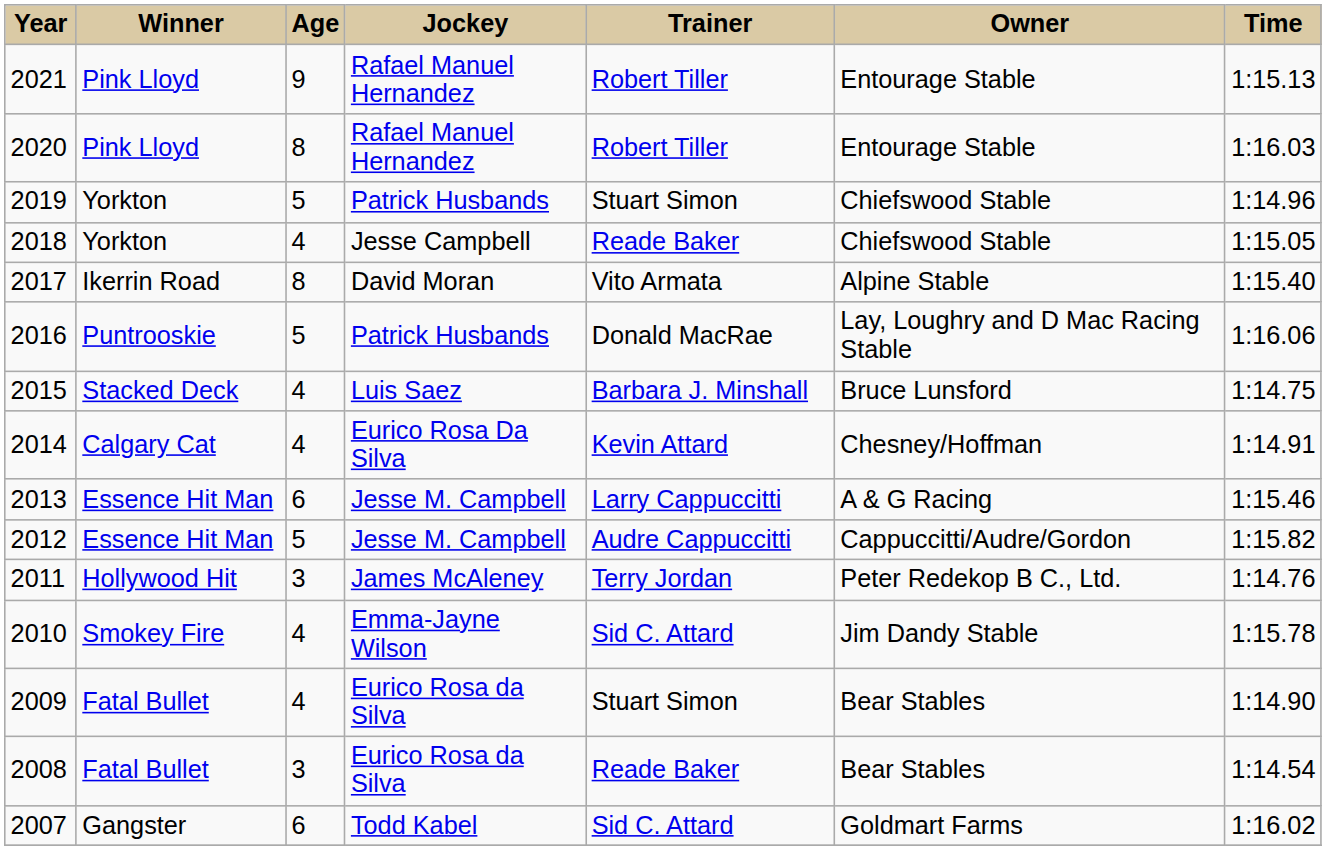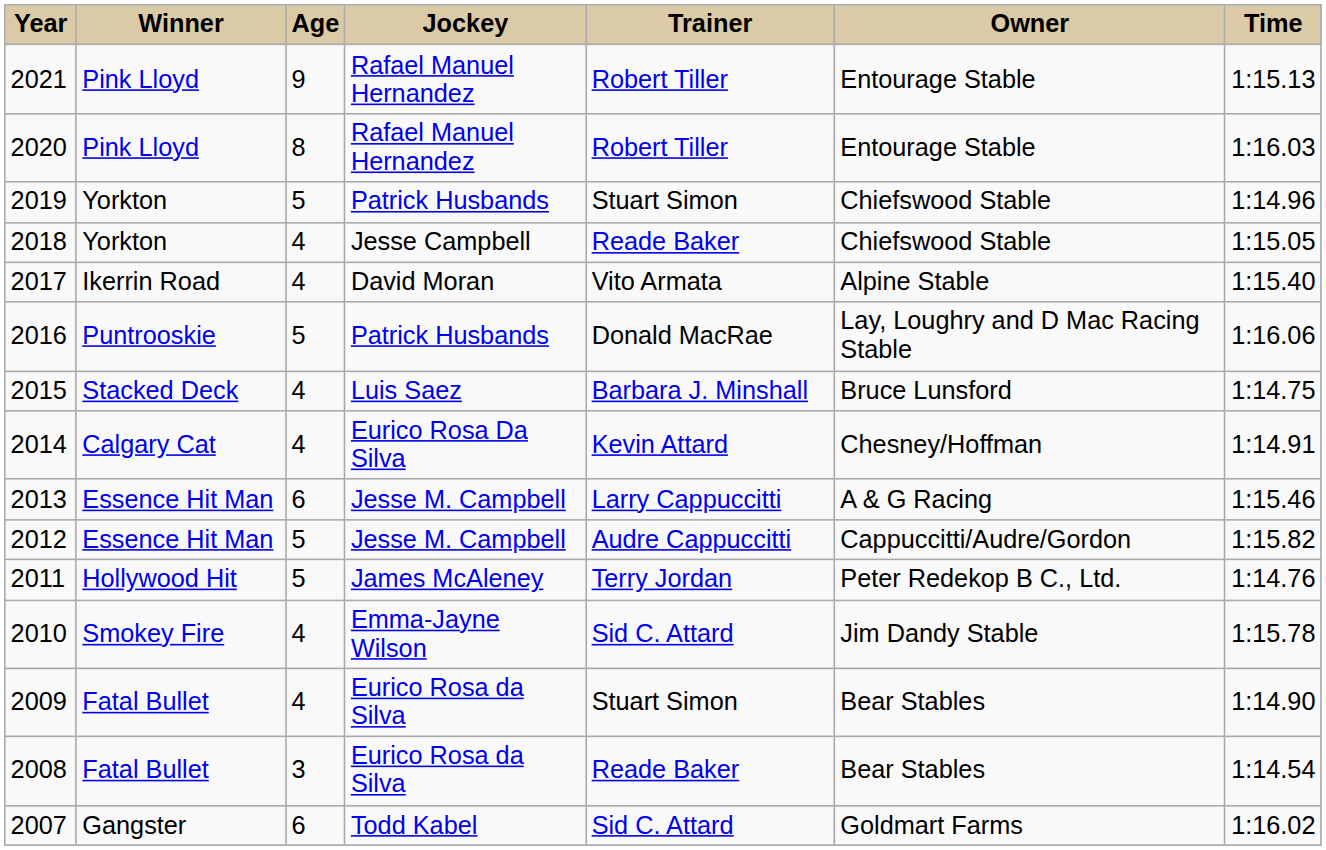(298, 281) 8 -> (298, 281) 4
(298, 579) 3 -> (298, 579) 5
